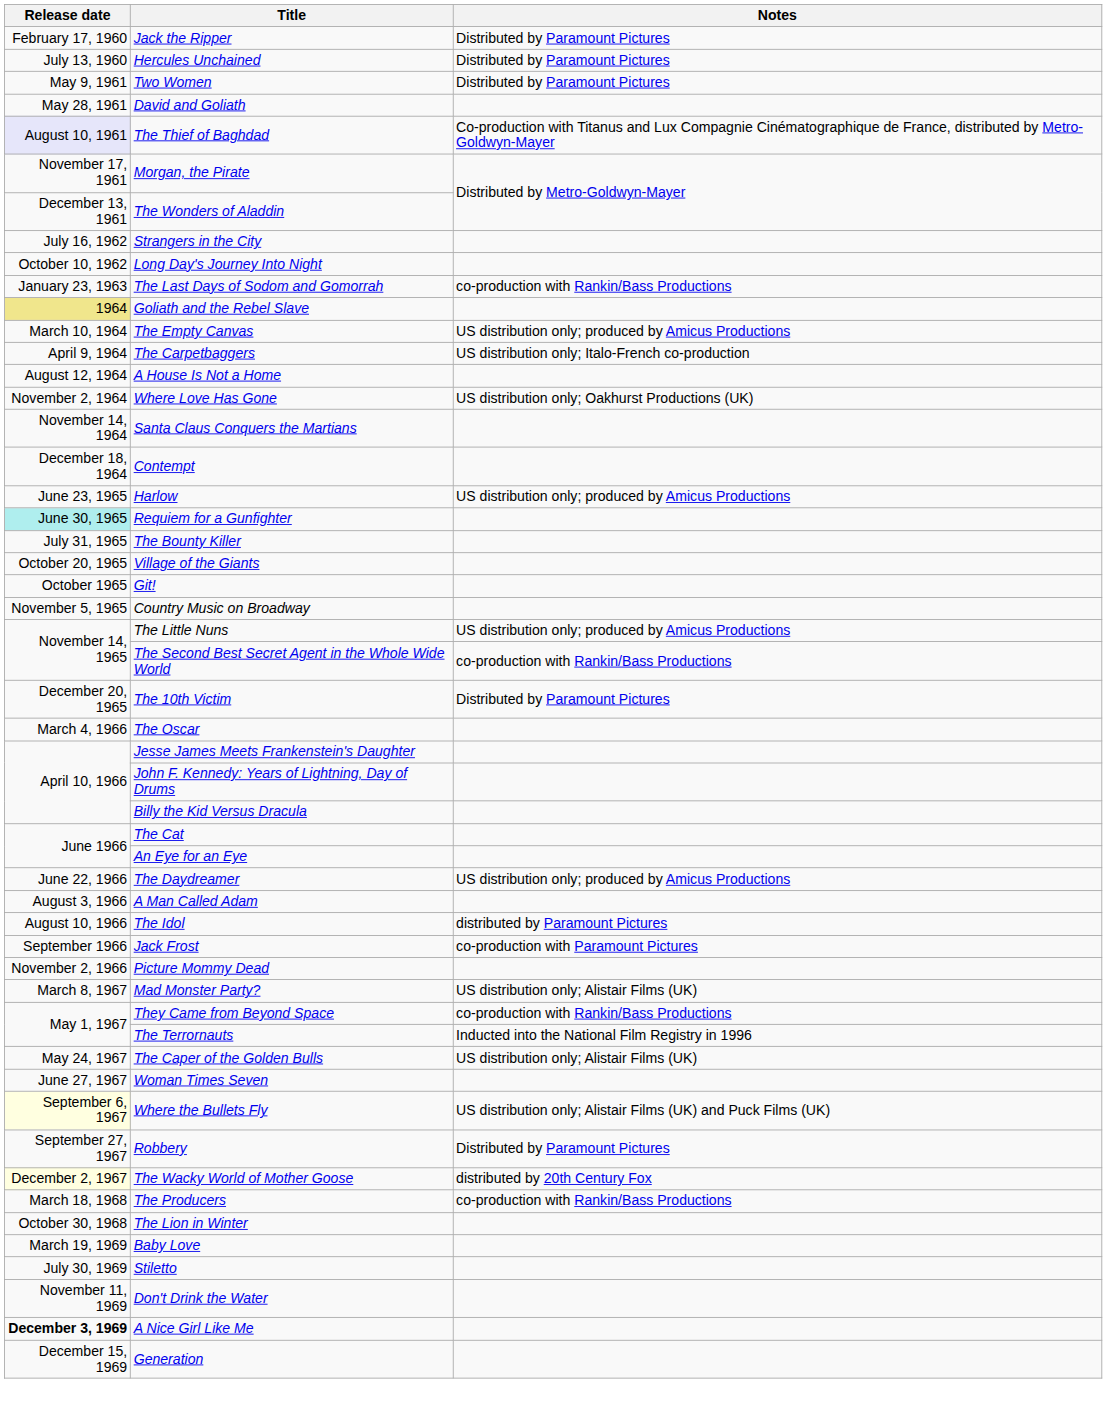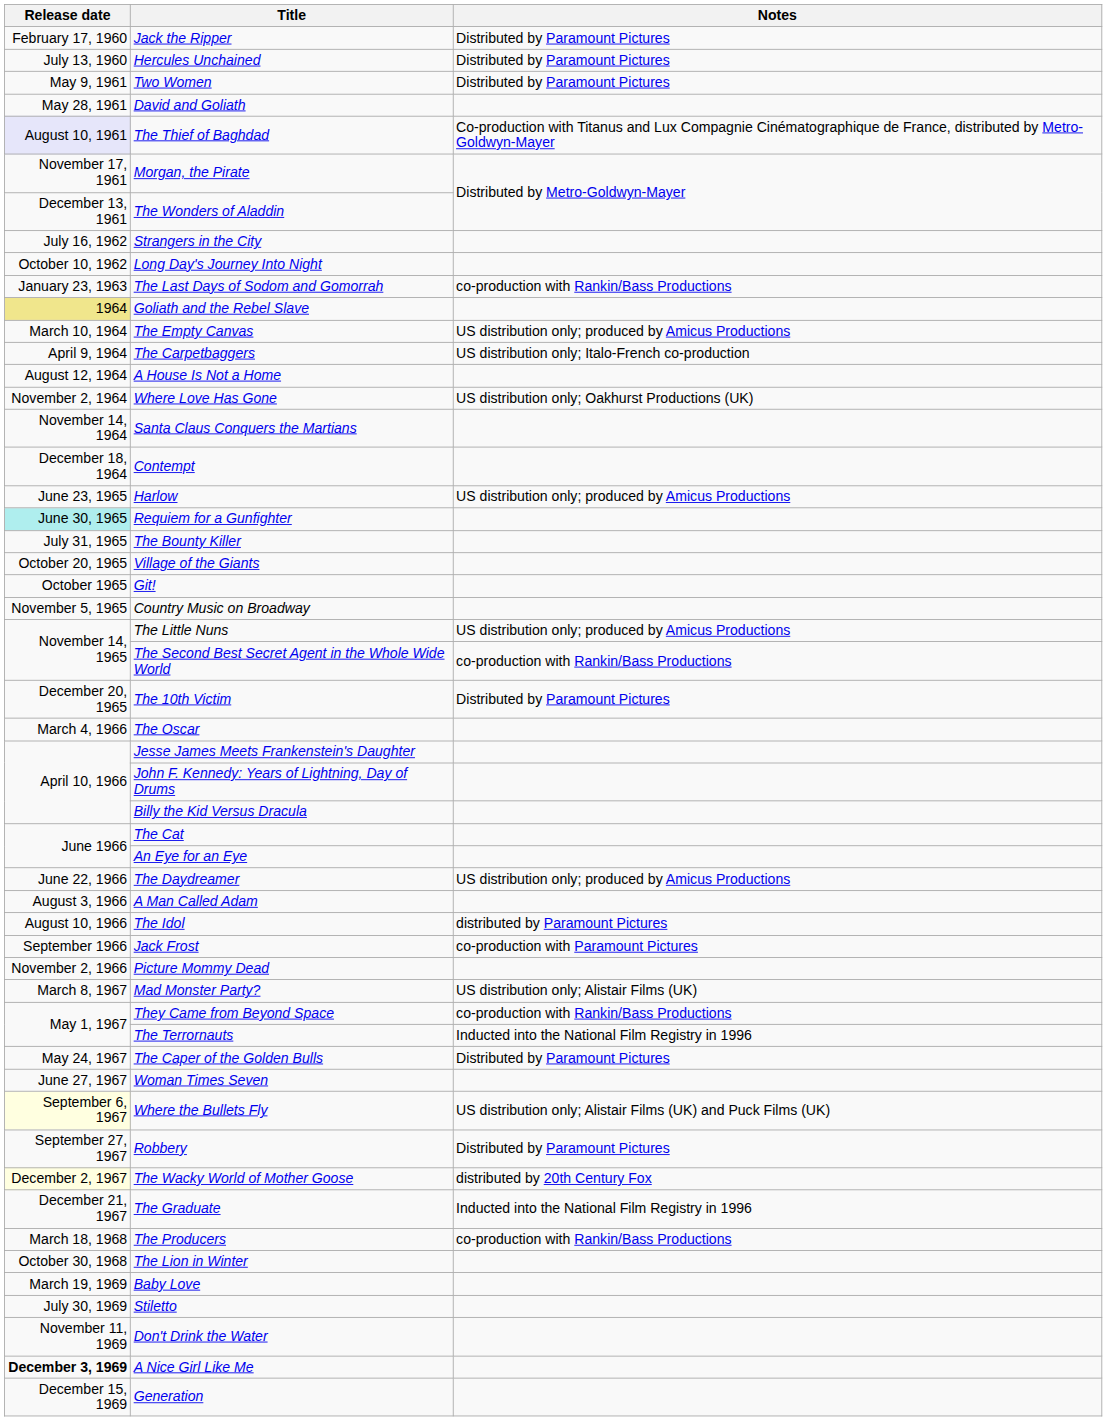(577, 1057) US distribution only; Alistair Films (UK) -> (563, 1057) Distributed by Paramount Pictures
+ row: (177, 1209)
